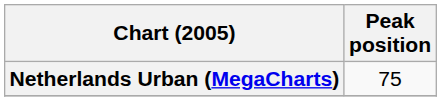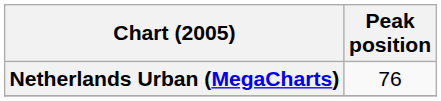(390, 78) 75 -> (390, 78) 76
